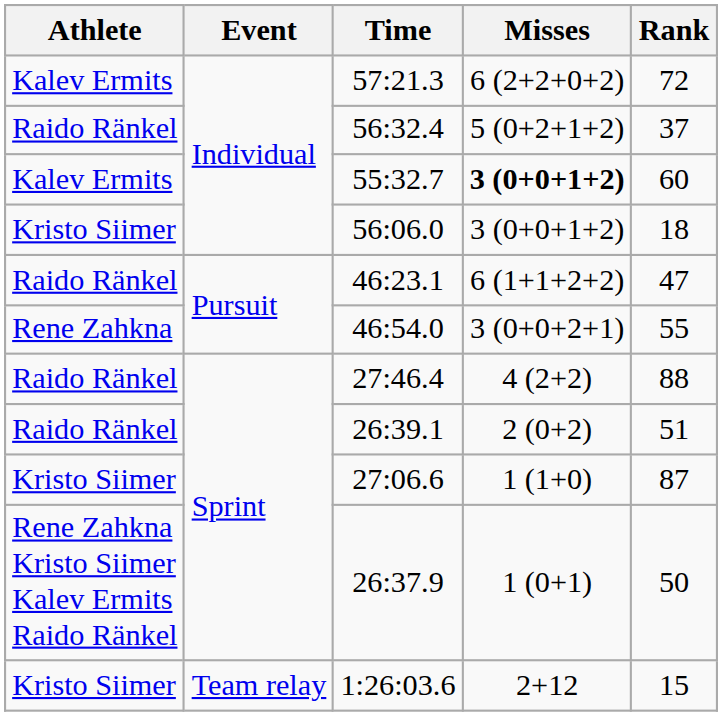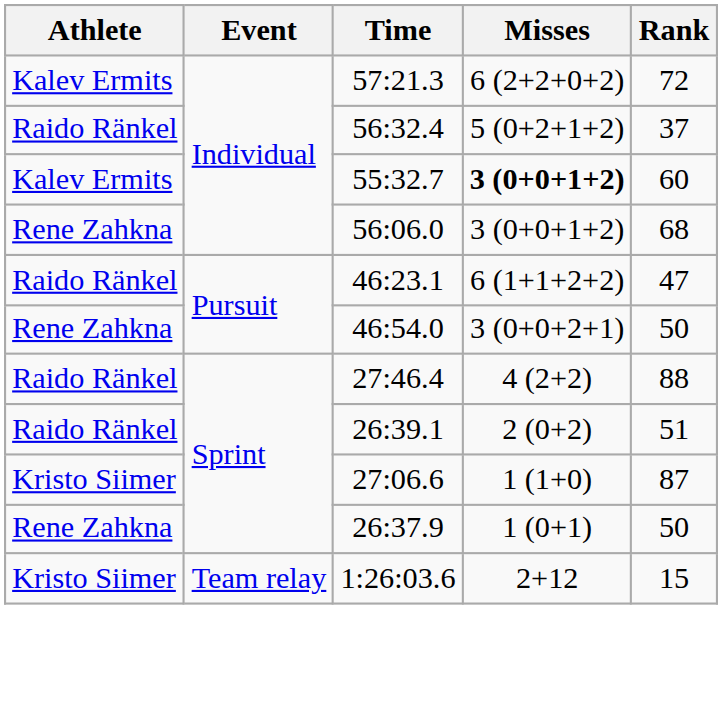(94, 229) Kristo Siimer -> (92, 229) Rene Zahkna
(674, 229) 18 -> (674, 229) 68
(674, 329) 55 -> (674, 329) 50
(95, 582) Rene Zahkna Kristo Siimer Kalev Ermits Raido Ränkel -> (92, 528) Rene Zahkna
